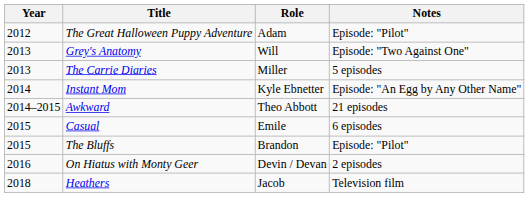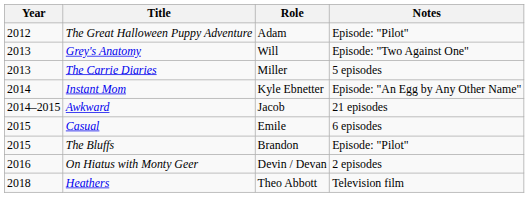(287, 107) Theo Abbott -> (271, 107) Jacob
(271, 182) Jacob -> (287, 182) Theo Abbott
